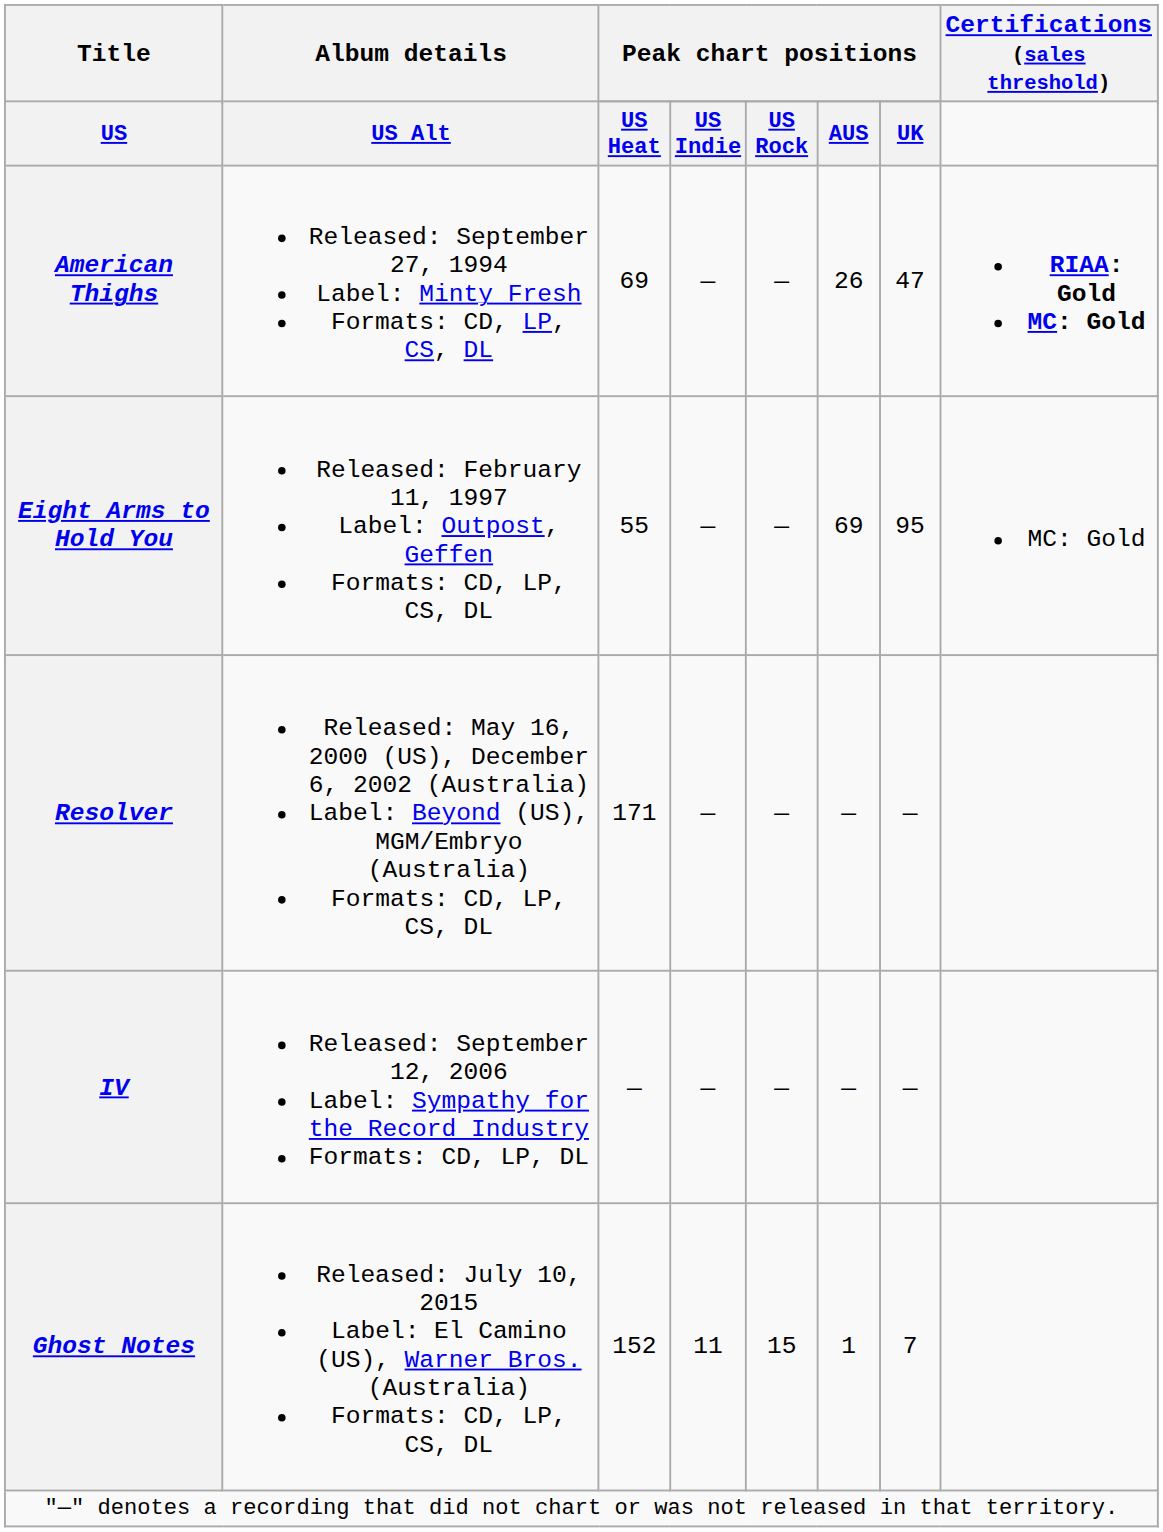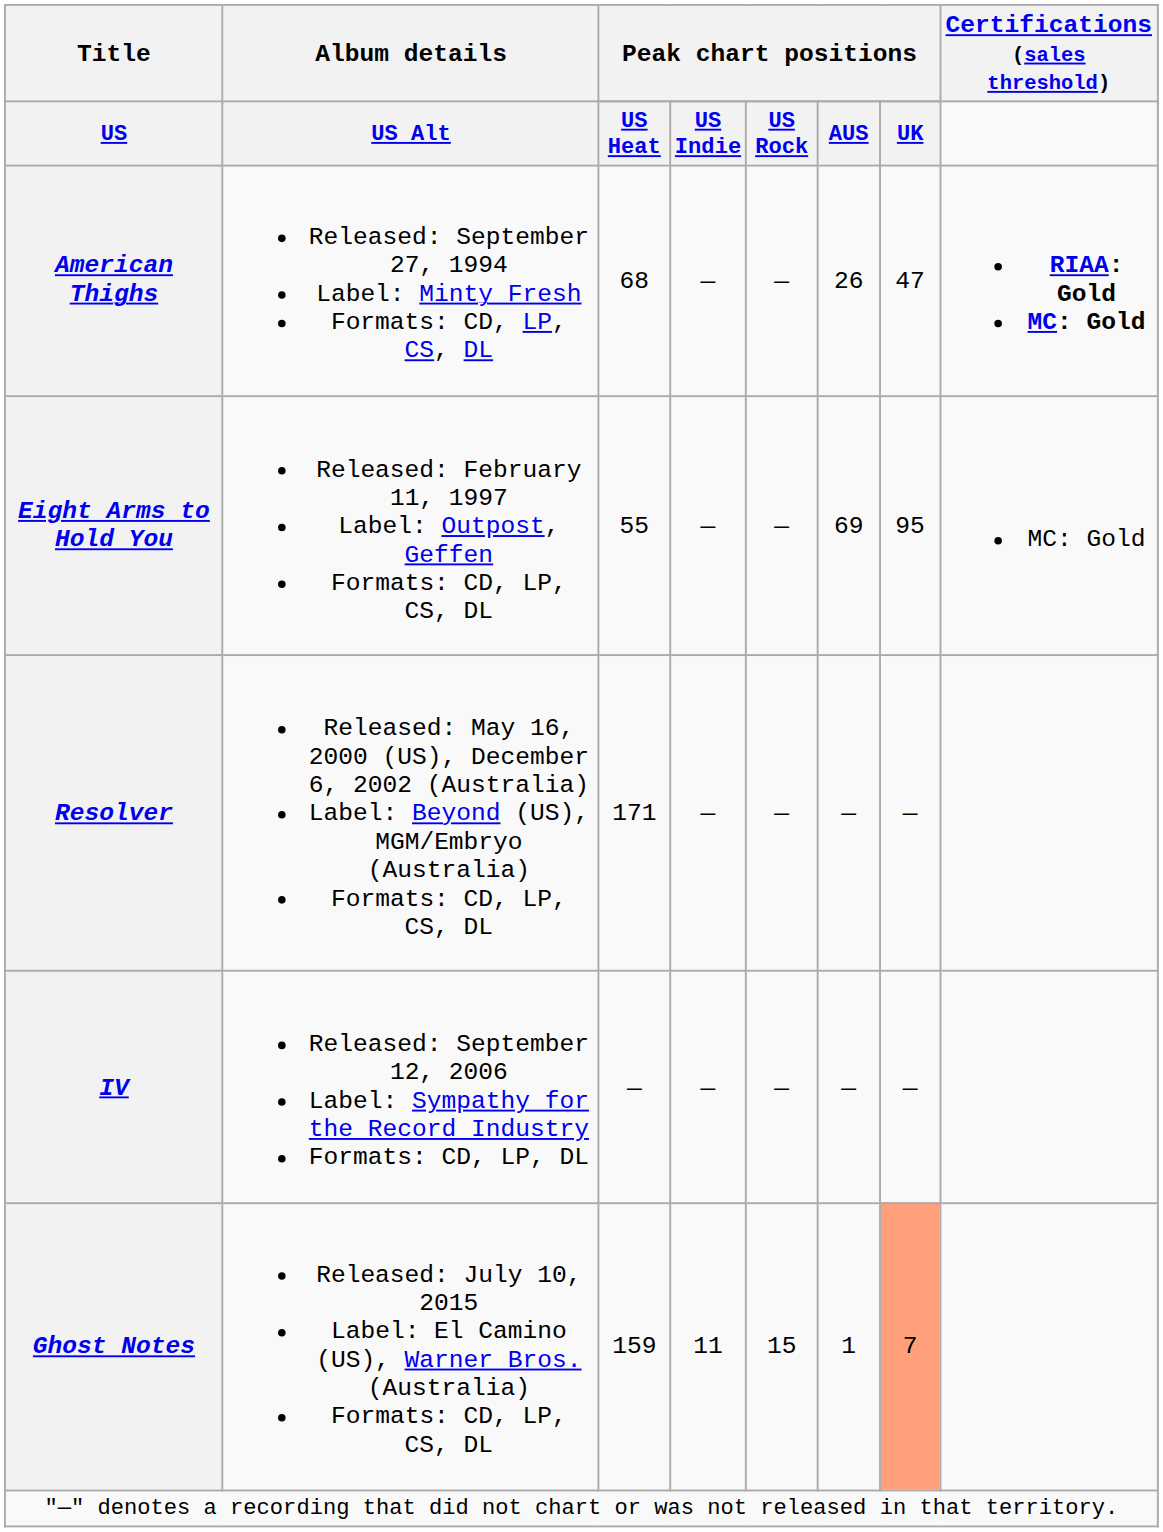(634, 281) 69 -> (634, 281) 68
(634, 1346) 152 -> (634, 1346) 159
(910, 1346) no background -> (910, 1346) lightsalmon background
